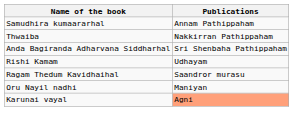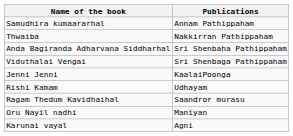+ row: (46, 62)
+ row: (32, 74)
(184, 100) lightsalmon background -> (184, 125) no background
